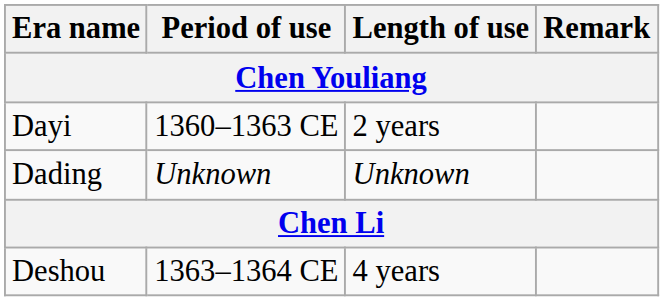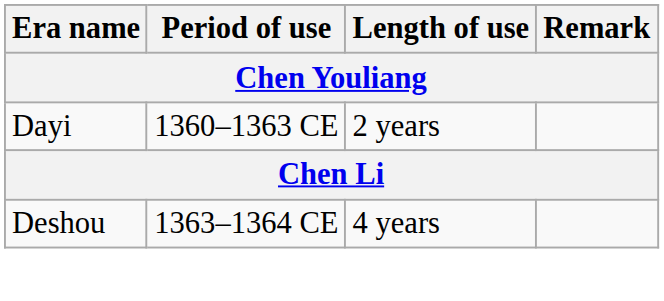- row: (57, 174)
